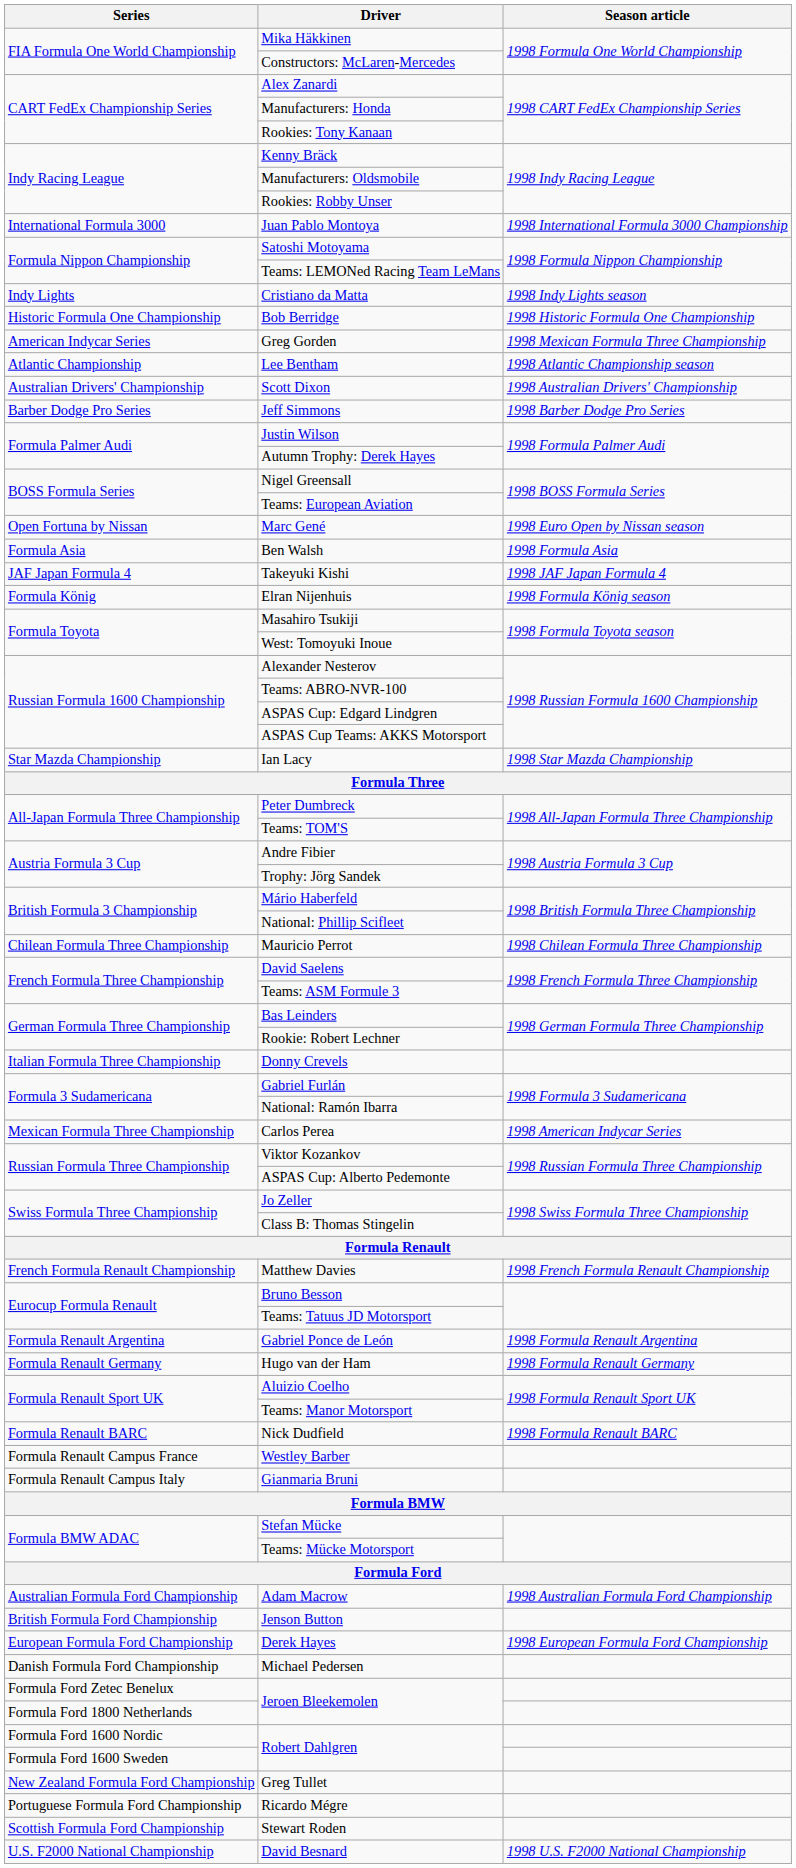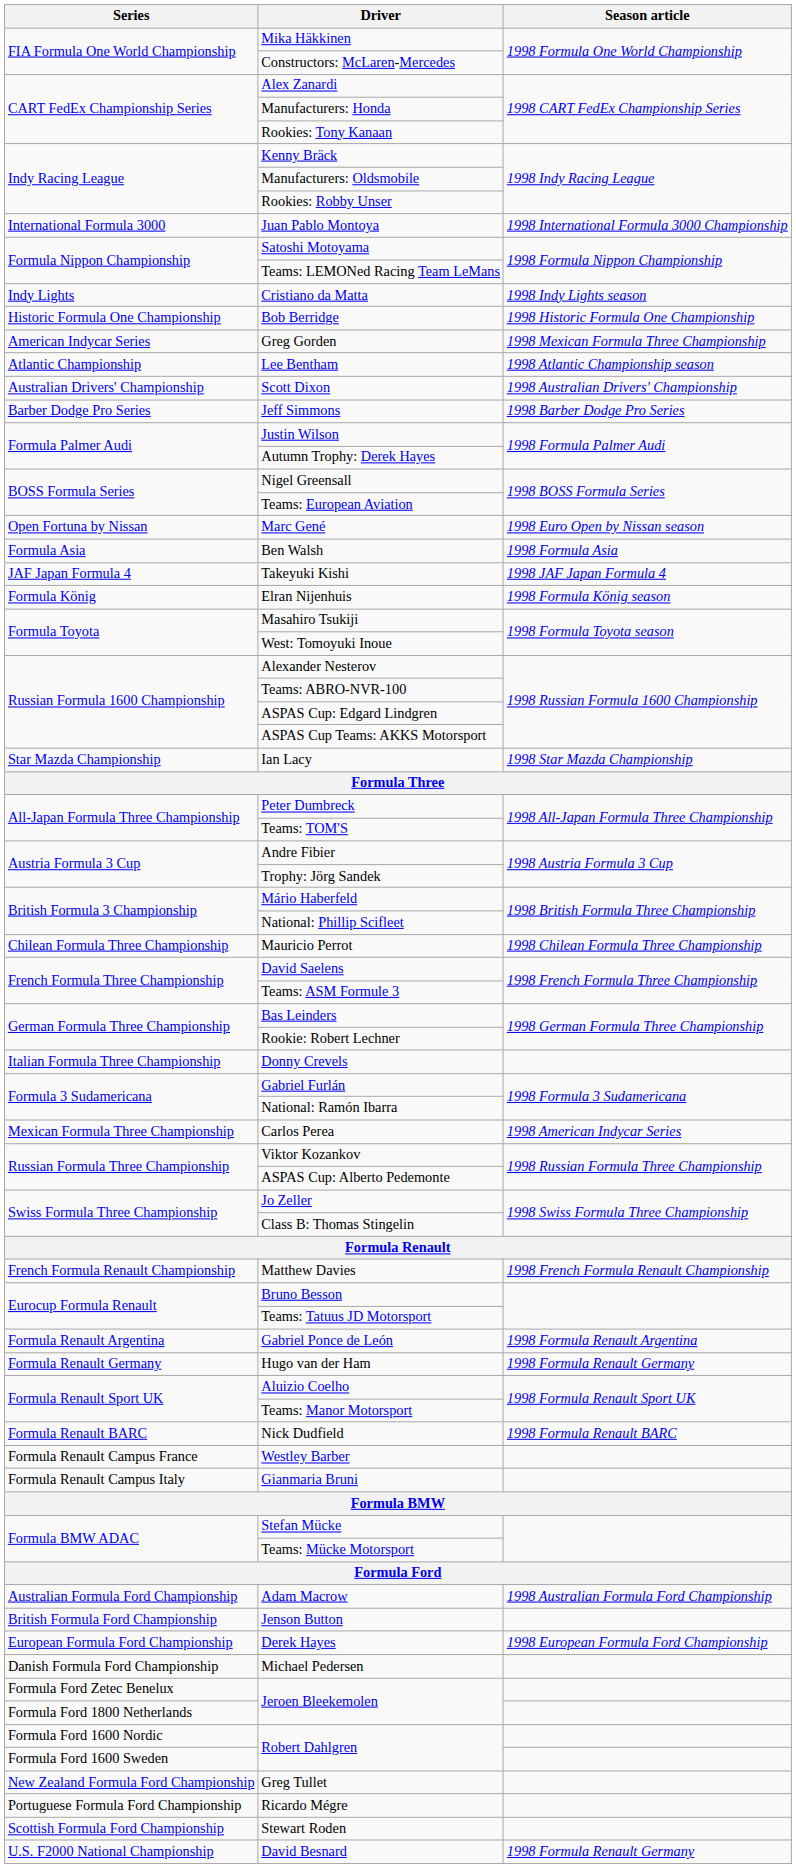(626, 1851) 1998 U.S. F2000 National Championship -> (601, 1851) 1998 Formula Renault Germany
